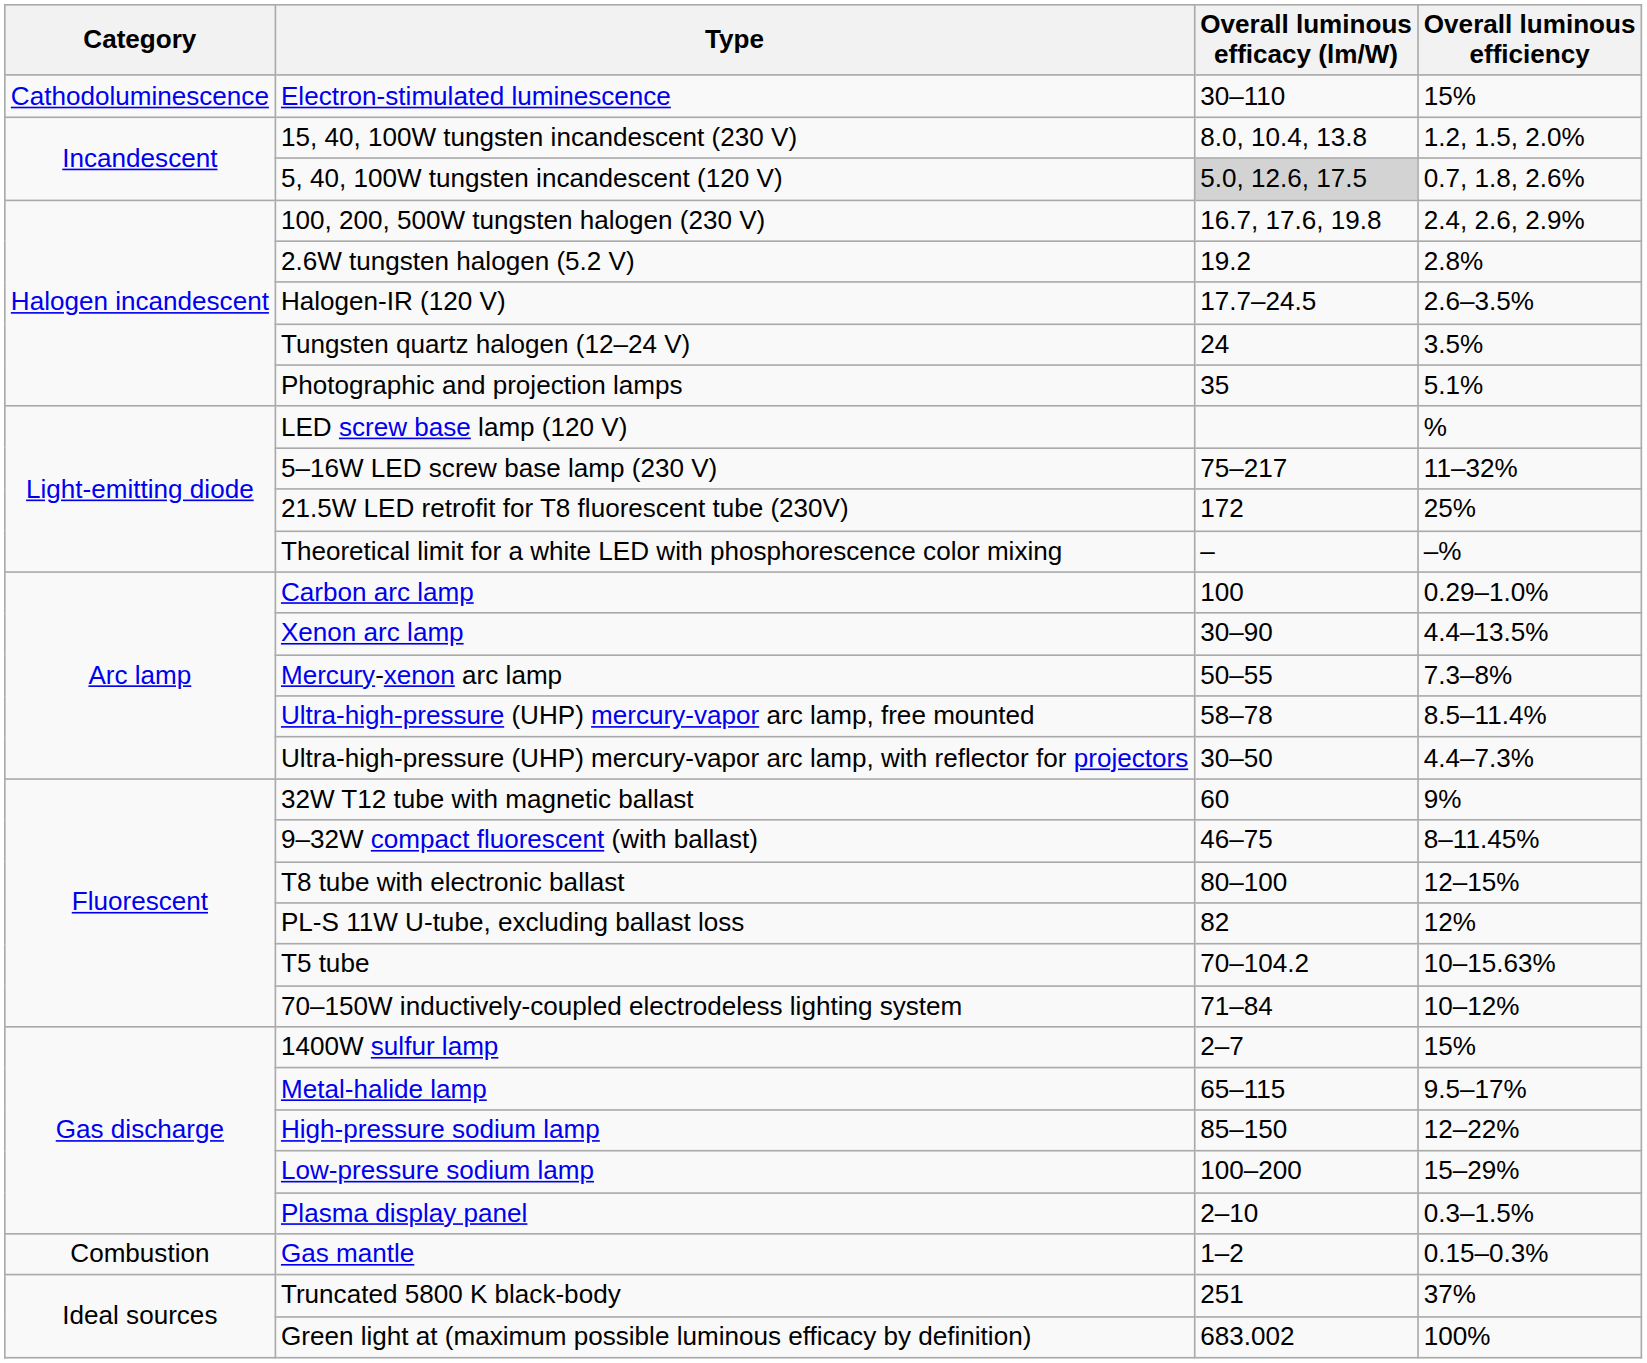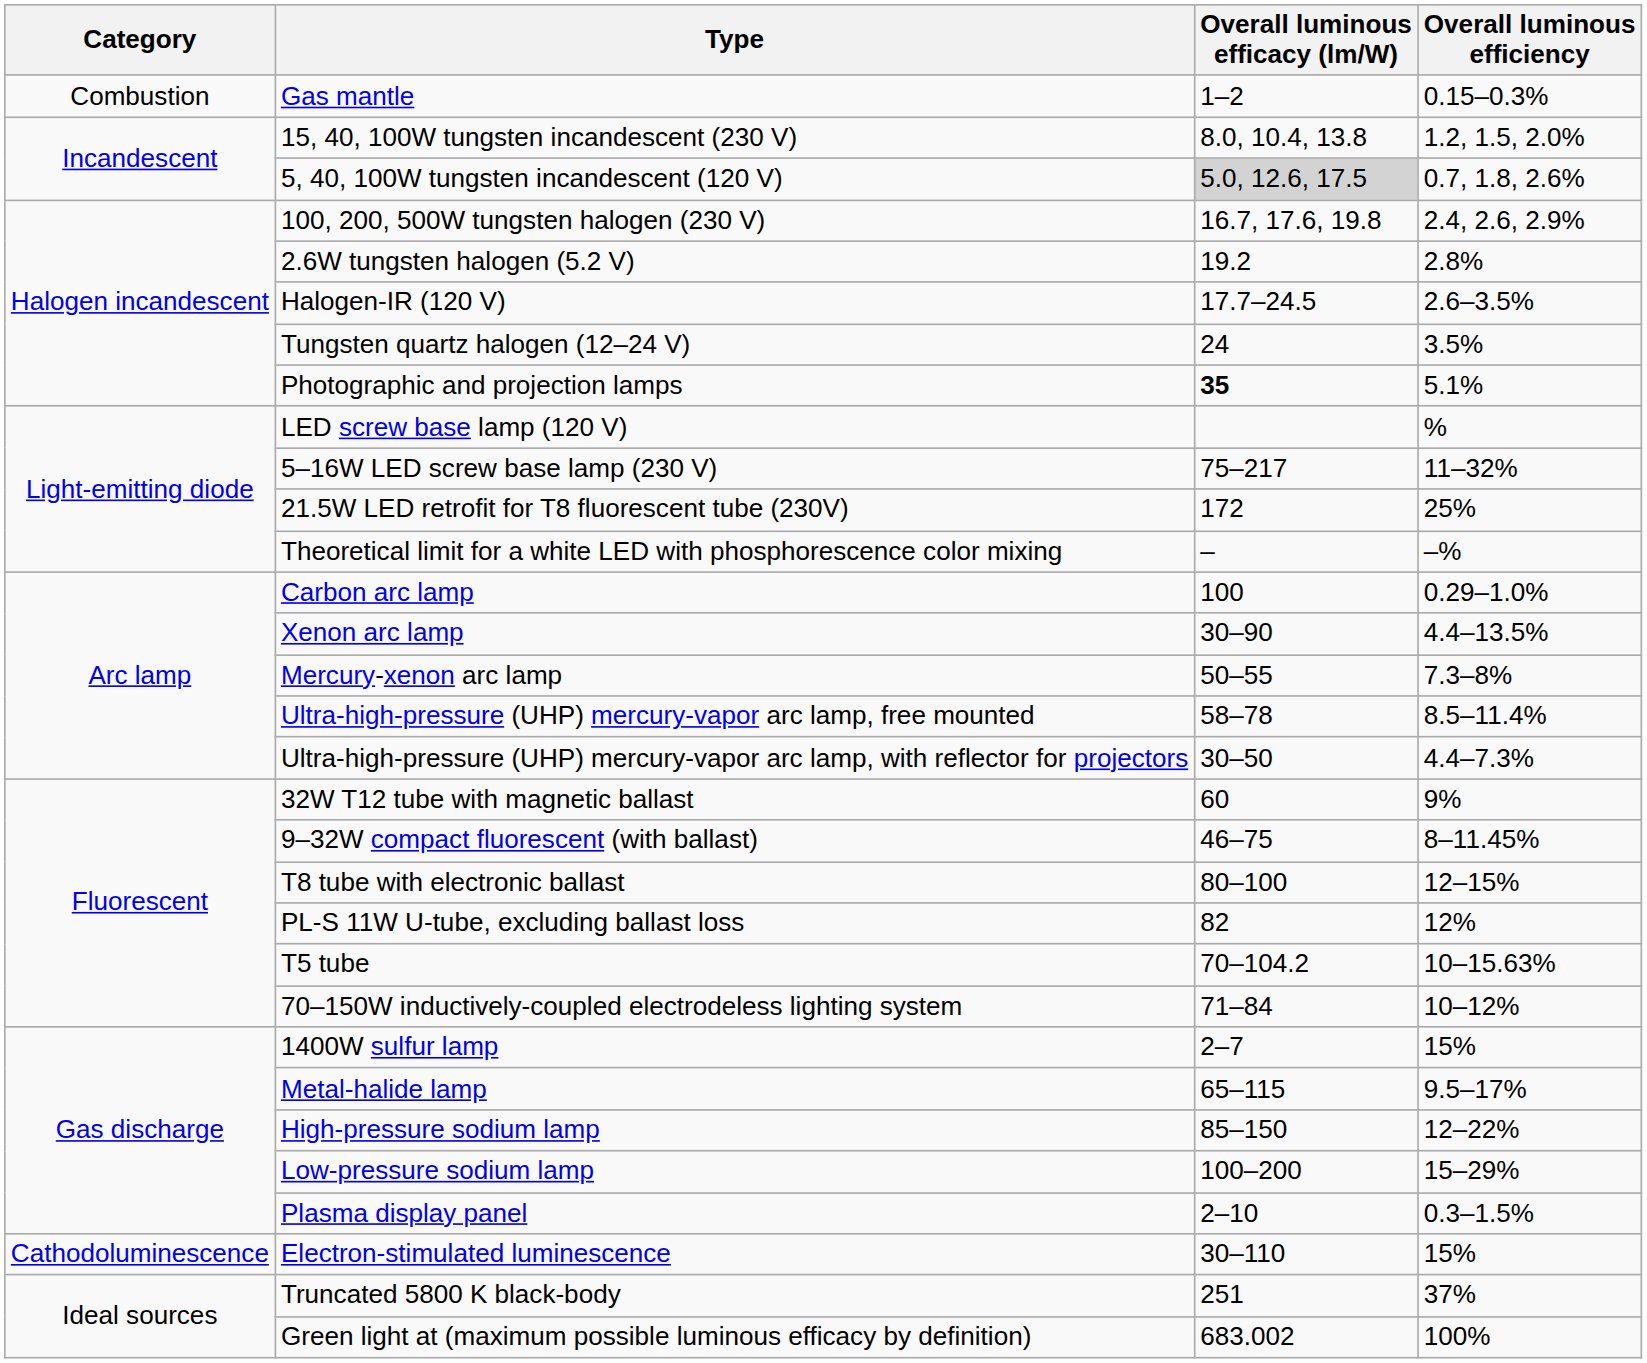rows swapped: (348, 1253) <-> (476, 95)
(1215, 385) normal -> (1215, 385) bold
